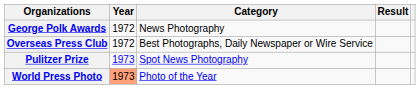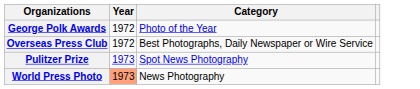- column: (393, 12)
(182, 28) News Photography -> (178, 28) Photo of the Year
(178, 76) Photo of the Year -> (182, 76) News Photography
